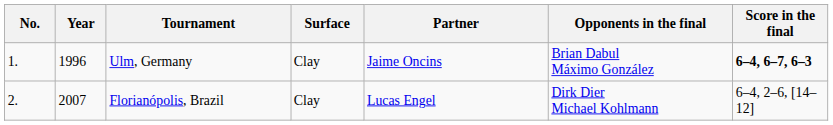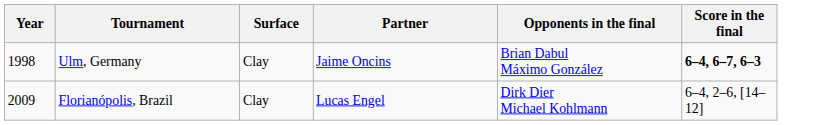- column: (30, 23)
(72, 61) 1996 -> (21, 61) 1998
(72, 100) 2007 -> (21, 100) 2009
